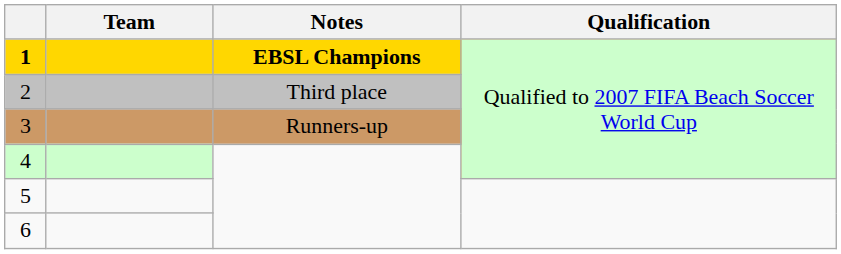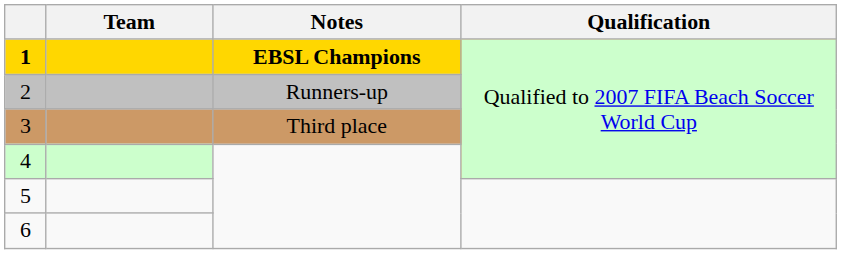(337, 91) Third place -> (337, 91) Runners-up
(337, 126) Runners-up -> (337, 126) Third place
